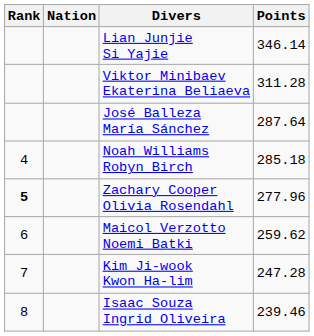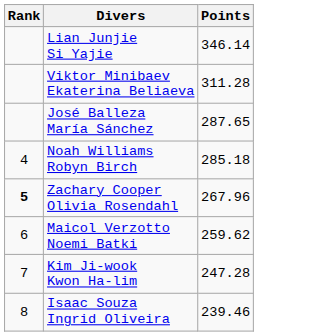- column: (72, 16)
(281, 122) 287.64 -> (226, 122) 287.65
(281, 198) 277.96 -> (226, 198) 267.96
